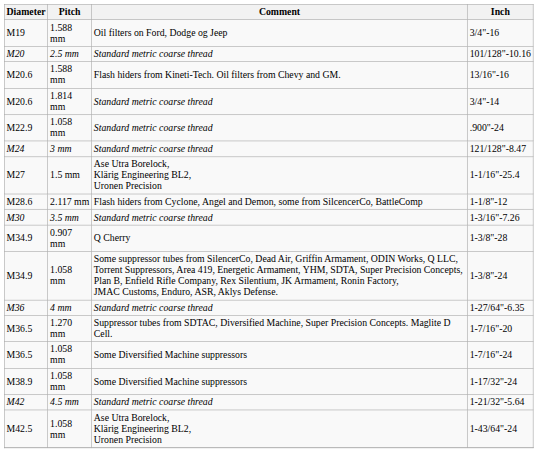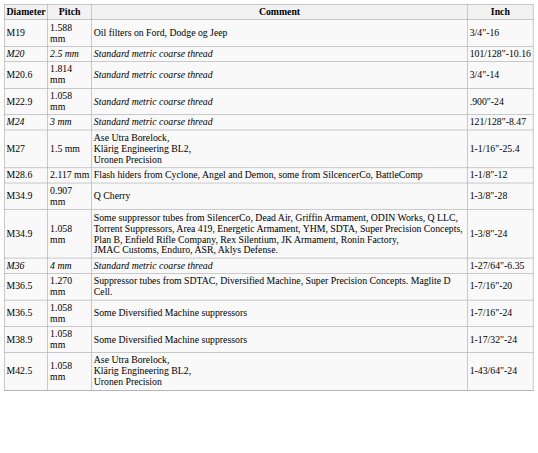- row: (489, 75)
- row: (495, 217)
- row: (497, 402)
